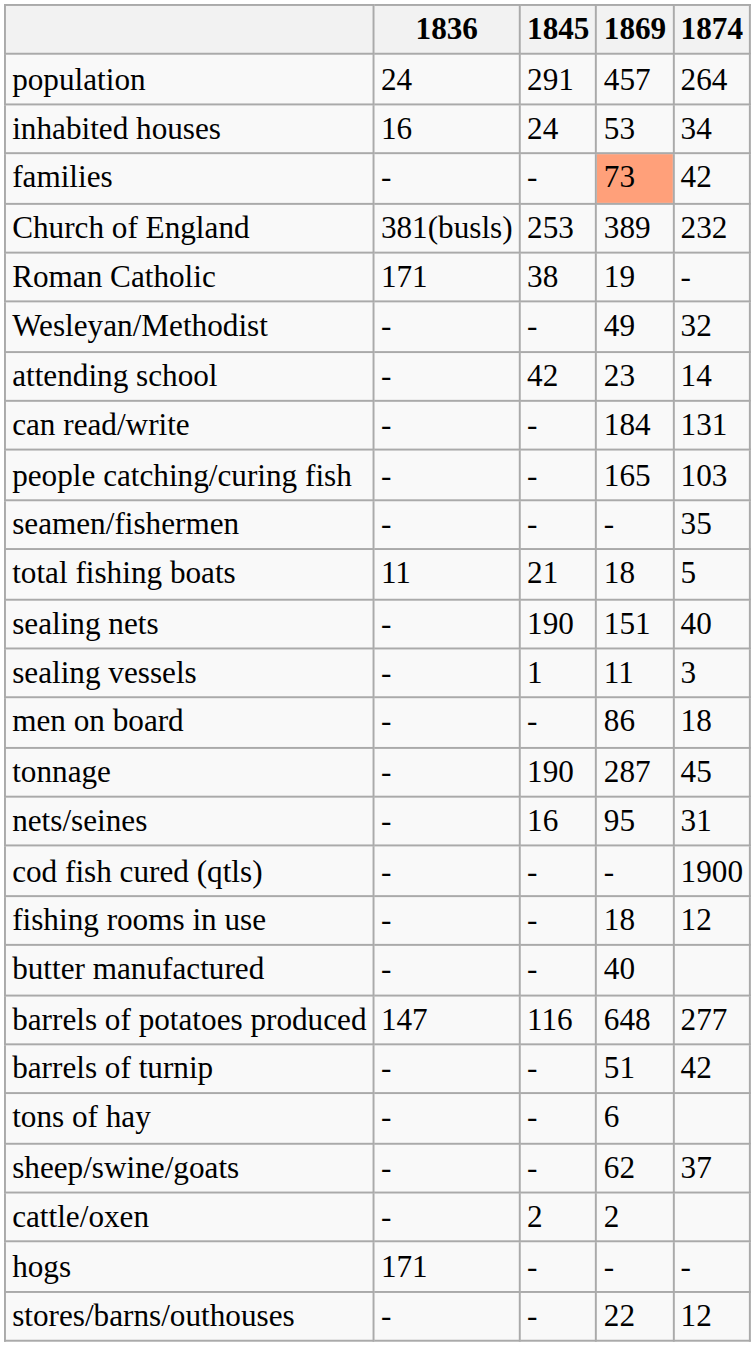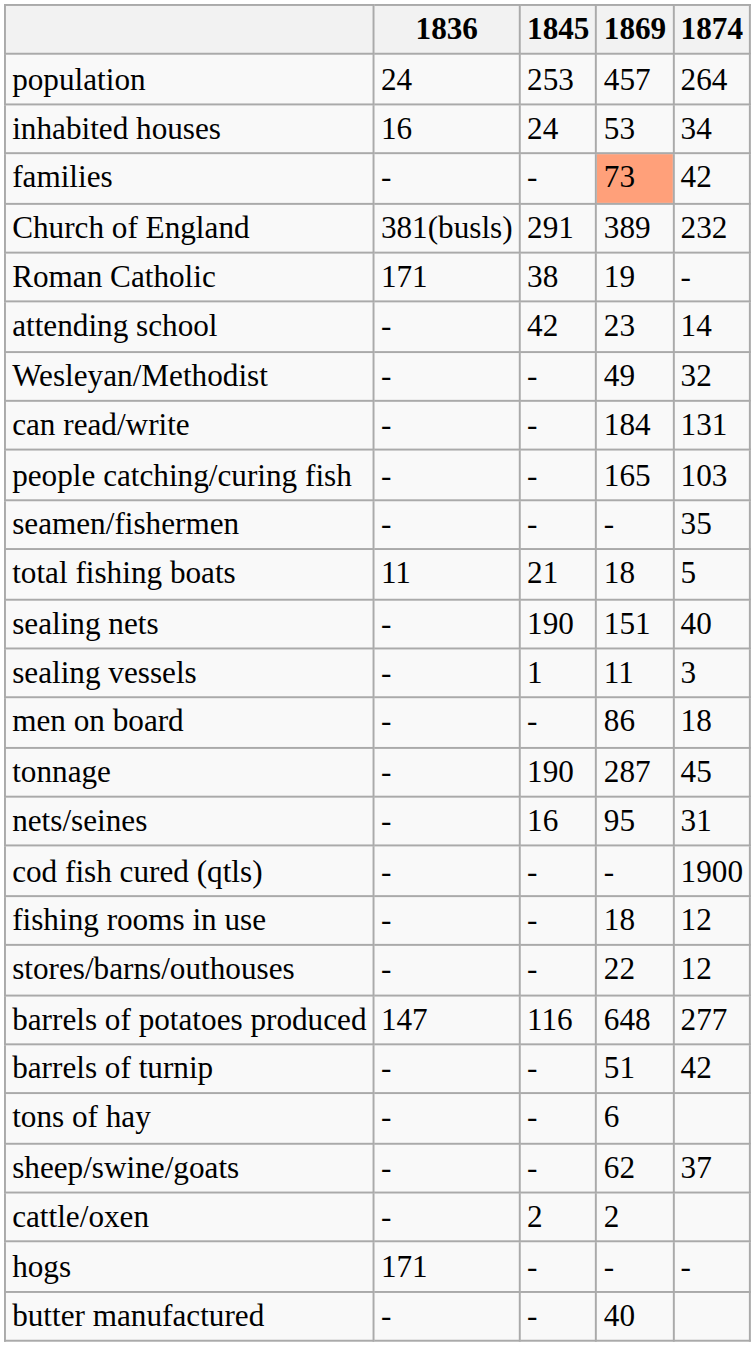(550, 78) 291 -> (550, 78) 253
(550, 227) 253 -> (550, 227) 291
rows swapped: (140, 326) <-> (115, 375)
rows swapped: (153, 1315) <-> (138, 969)
